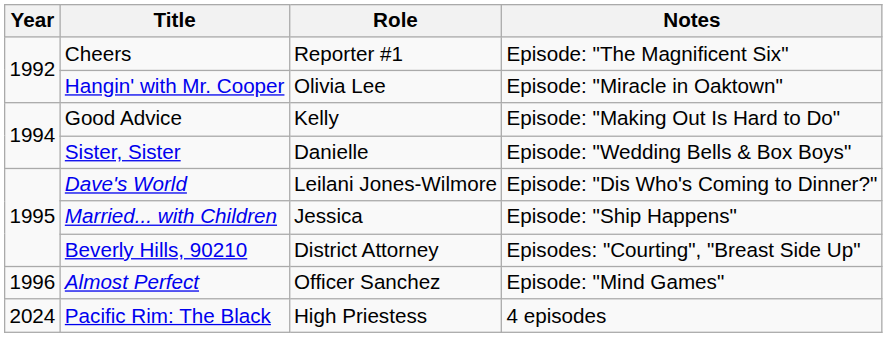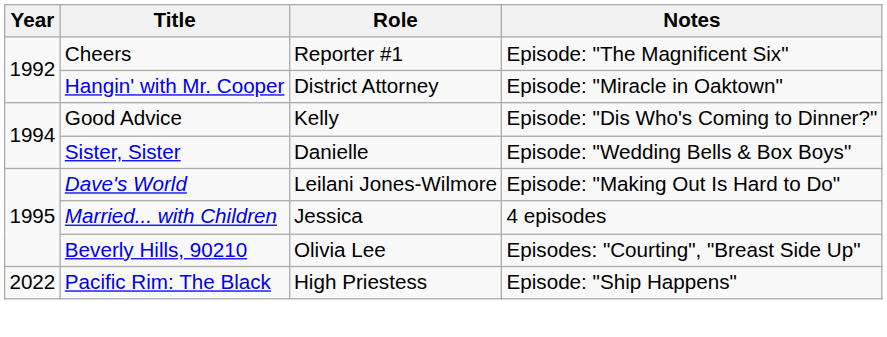(340, 86) Olivia Lee -> (366, 86) District Attorney
(673, 119) Episode: "Making Out Is Hard to Do" -> (692, 119) Episode: "Dis Who's Coming to Dinner?"
(692, 184) Episode: "Dis Who's Coming to Dinner?" -> (673, 184) Episode: "Making Out Is Hard to Do"
(622, 217) Episode: "Ship Happens" -> (556, 217) 4 episodes
(366, 250) District Attorney -> (340, 250) Olivia Lee
- row: (132, 282)
(32, 315) 2024 -> (32, 282) 2022
(556, 315) 4 episodes -> (622, 282) Episode: "Ship Happens"
